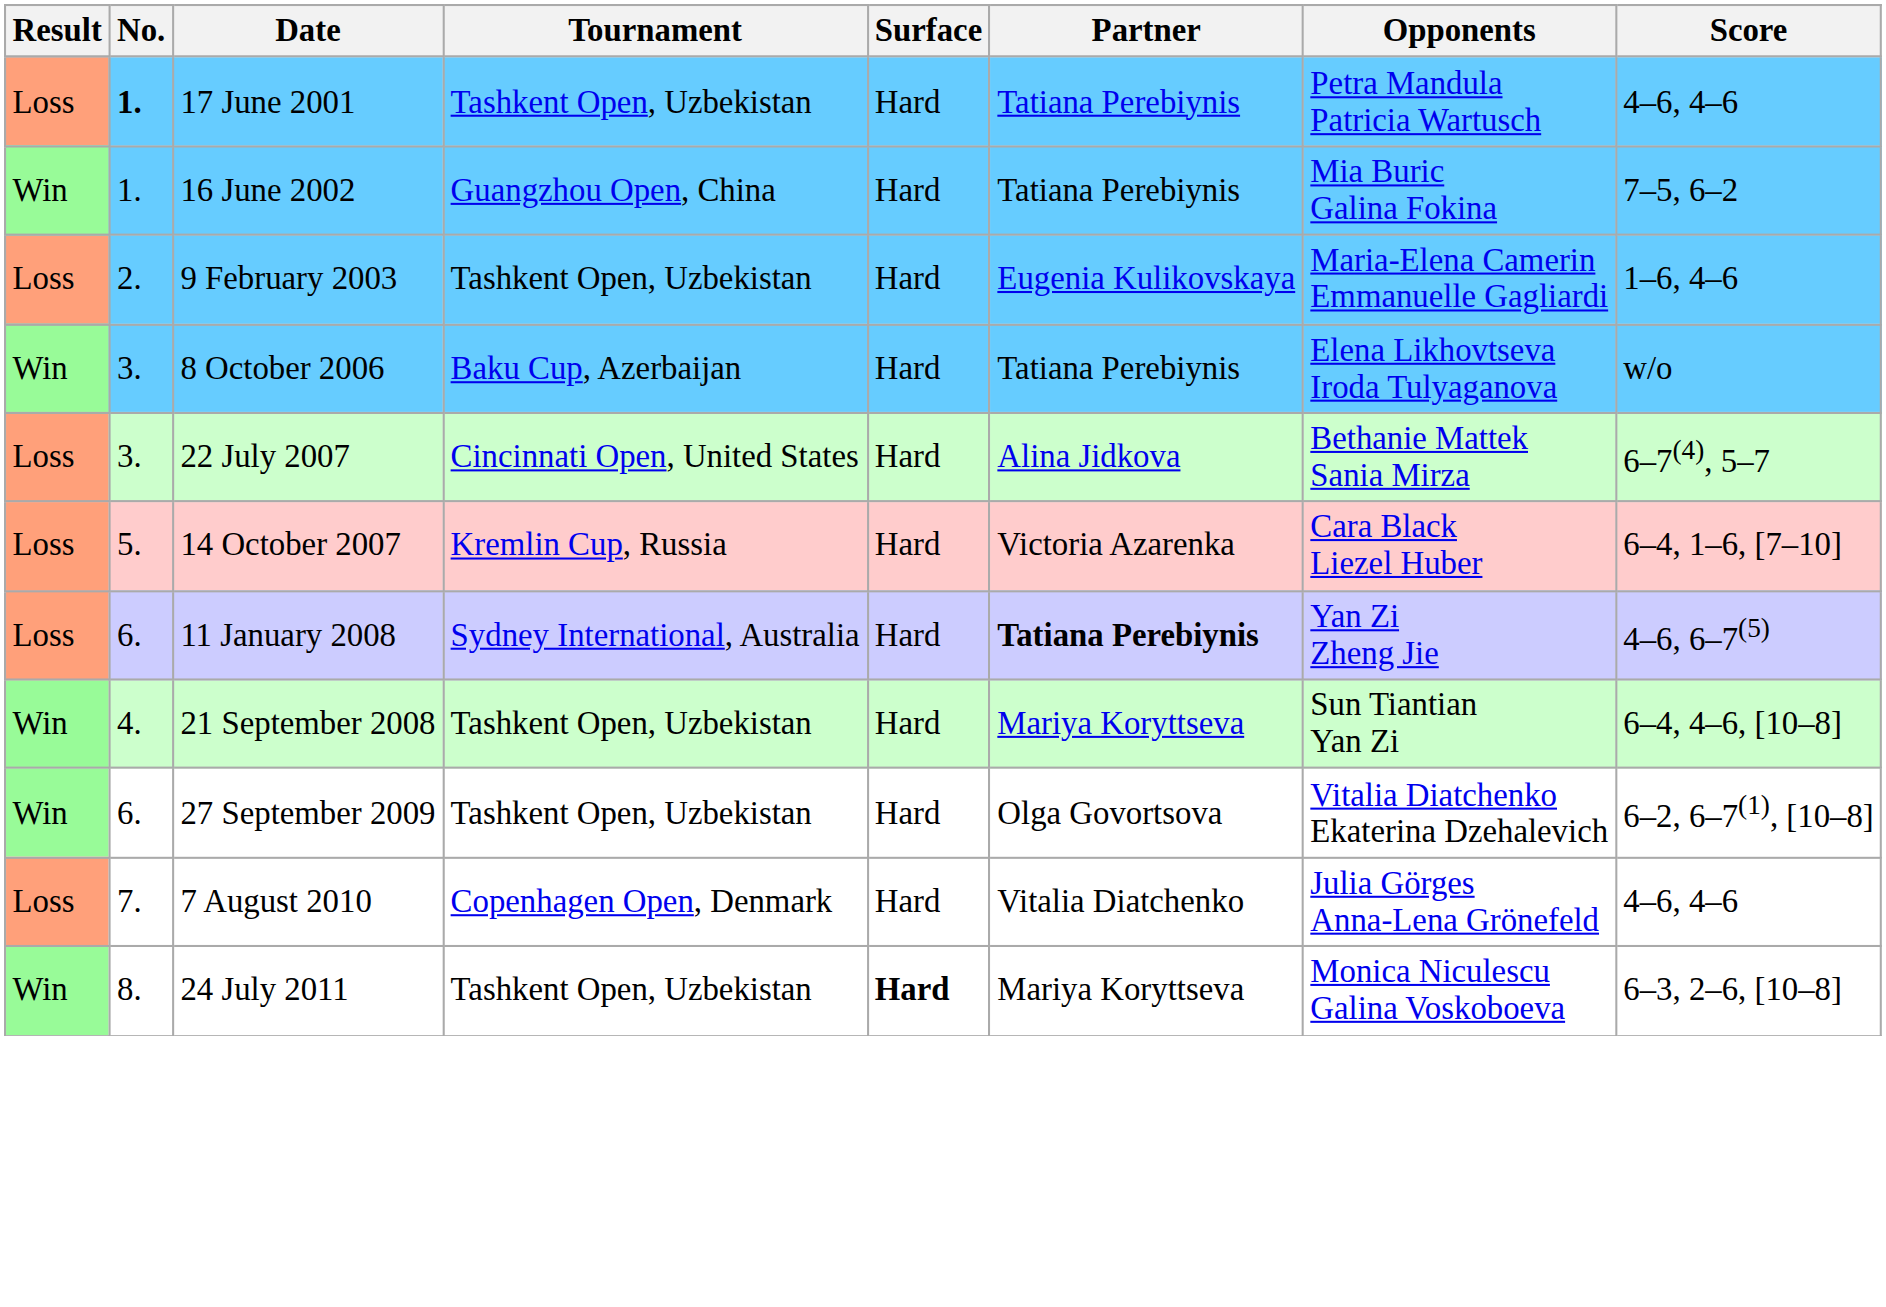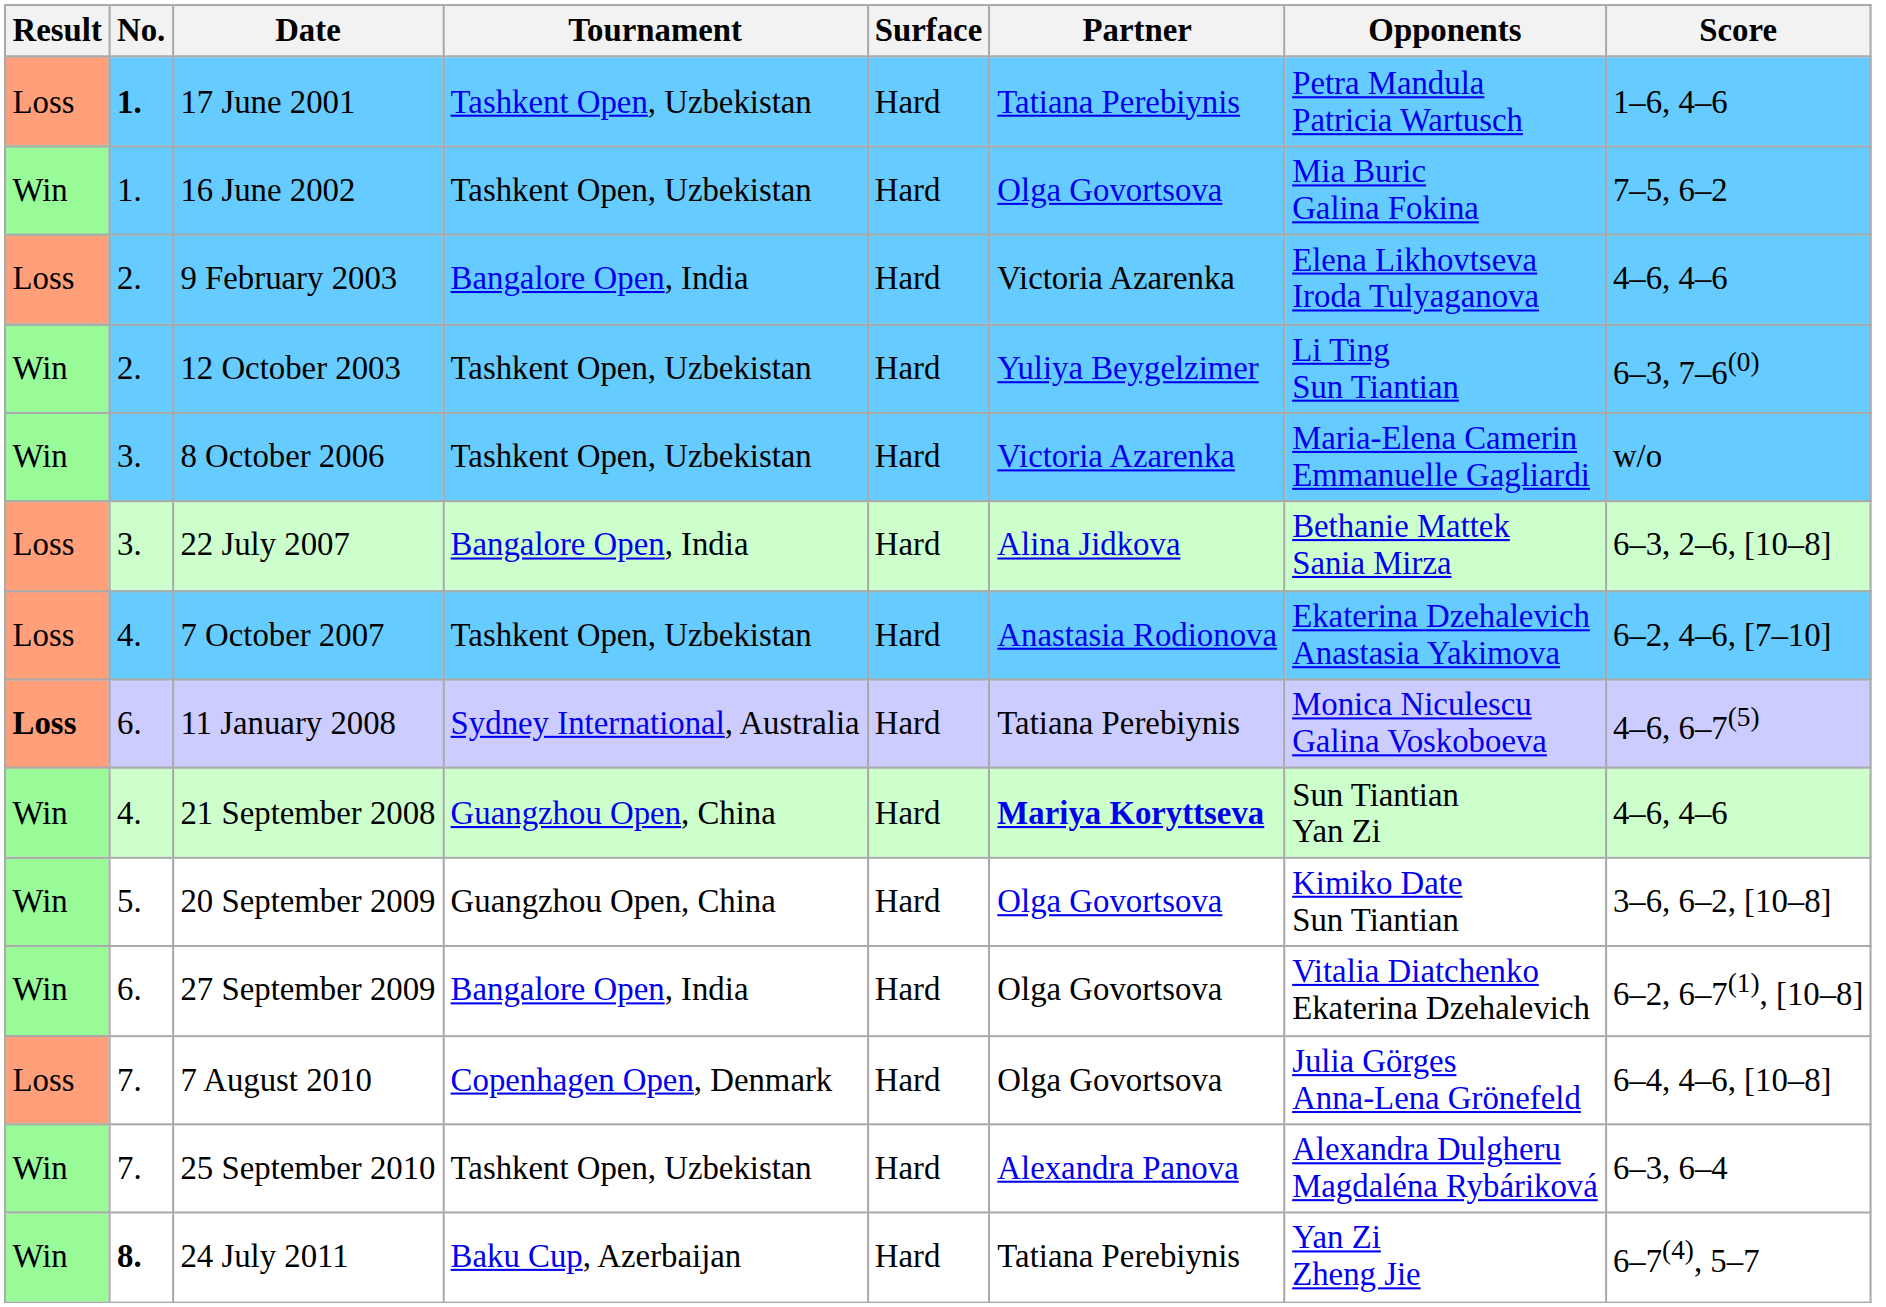(1681, 100) 4–6, 4–6 -> (1670, 100) 1–6, 4–6
(613, 189) Guangzhou Open, China -> (631, 189) Tashkent Open, Uzbekistan
(1119, 189) Tatiana Perebiynis -> (1110, 189) Olga Govortsova
(631, 278) Tashkent Open, Uzbekistan -> (600, 278) Bangalore Open, India
(1146, 278) Eugenia Kulikovskaya -> (1116, 278) Victoria Azarenka
(1459, 278) Maria-Elena Camerin Emmanuelle Gagliardi -> (1416, 278) Elena Likhovtseva Iroda Tulyaganova
(1681, 278) 1–6, 4–6 -> (1670, 278) 4–6, 4–6
+ row: (291, 367)
(596, 367) Baku Cup, Azerbaijan -> (631, 456) Tashkent Open, Uzbekistan
(1119, 367) Tatiana Perebiynis -> (1116, 456) Victoria Azarenka
(1434, 367) Elena Likhovtseva Iroda Tulyaganova -> (1441, 456) Maria-Elena Camerin Emmanuelle Gagliardi
(655, 456) Cincinnati Open, United States -> (600, 545) Bangalore Open, India
(1697, 456) 6–7(4), 5–7 -> (1722, 545) 6–3, 2–6, [10–8]
+ row: (282, 634)
- row: (291, 545)
(44, 634) normal -> (44, 723) bold
(1128, 634) bold -> (1119, 723) normal
(1375, 634) Yan Zi Zheng Jie -> (1420, 723) Monica Niculescu Galina Voskoboeva
(631, 723) Tashkent Open, Uzbekistan -> (613, 812) Guangzhou Open, China
(1121, 723) normal -> (1131, 812) bold
(1733, 723) 6–4, 4–6, [10–8] -> (1670, 812) 4–6, 4–6
+ row: (308, 901)
(631, 812) Tashkent Open, Uzbekistan -> (600, 990) Bangalore Open, India
(1121, 901) Vitalia Diatchenko -> (1110, 1079) Olga Govortsova
(1681, 901) 4–6, 4–6 -> (1722, 1079) 6–4, 4–6, [10–8]
+ row: (308, 1168)
(129, 990) normal -> (129, 1256) bold
(631, 990) Tashkent Open, Uzbekistan -> (596, 1256) Baku Cup, Azerbaijan
(912, 990) bold -> (908, 1256) normal
(1121, 990) Mariya Koryttseva -> (1119, 1256) Tatiana Perebiynis
(1438, 990) Monica Niculescu Galina Voskoboeva -> (1356, 1256) Yan Zi Zheng Jie
(1733, 990) 6–3, 2–6, [10–8] -> (1686, 1256) 6–7(4), 5–7
